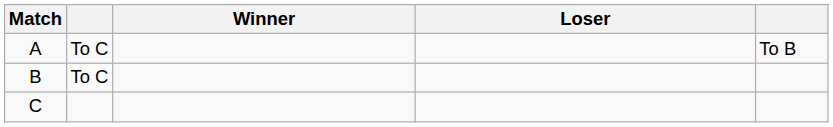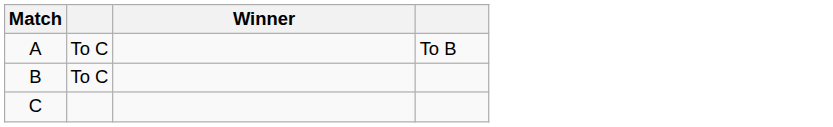- column: (585, 19)
